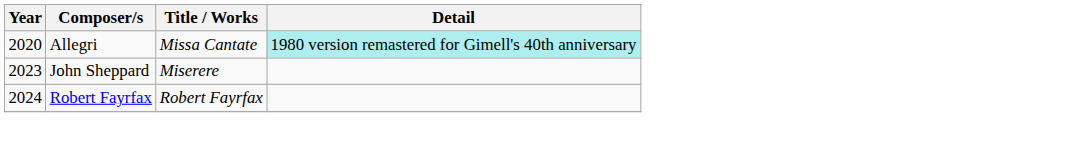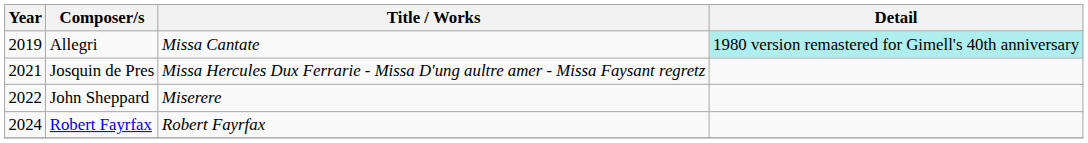(25, 44) 2020 -> (25, 44) 2019
+ row: (102, 71)
(25, 71) 2023 -> (25, 97) 2022
